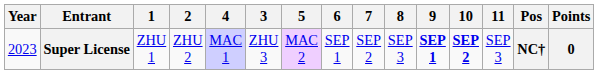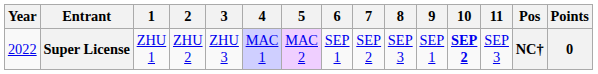columns swapped: (264, 16) <-> (226, 16)
(22, 49) 2023 -> (22, 49) 2022
(433, 49) bold -> (432, 49) normal
